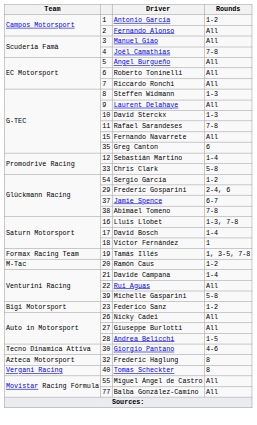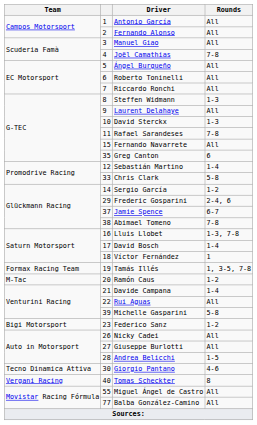(212, 20) 1-2 -> (213, 21) All
(106, 180) 54 -> (107, 190) 14
- row: (146, 360)
